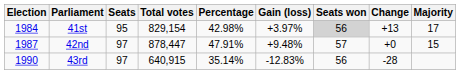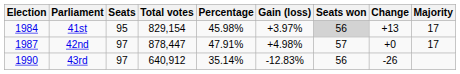(226, 28) 42.98% -> (226, 28) 45.98%
(285, 45) +9.48% -> (285, 45) +4.98%
(433, 45) 15 -> (433, 45) 17
(167, 61) 640,915 -> (167, 61) 640,912
(390, 61) -28 -> (390, 61) -26
